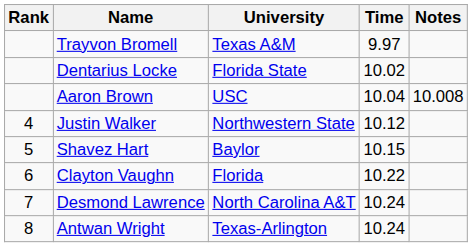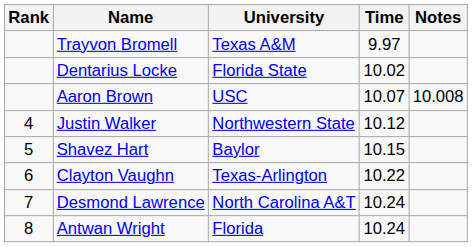(384, 96) 10.04 -> (384, 96) 10.07
(238, 176) Florida -> (270, 176) Texas-Arlington
(270, 228) Texas-Arlington -> (238, 228) Florida
